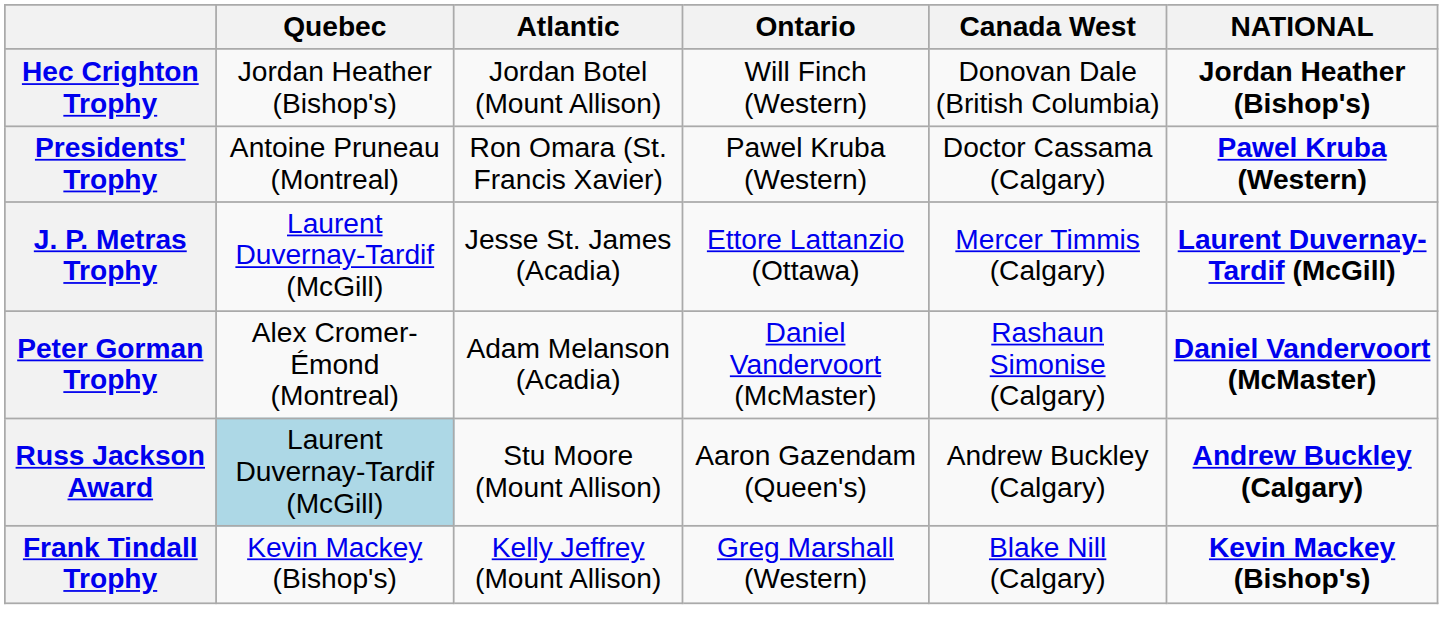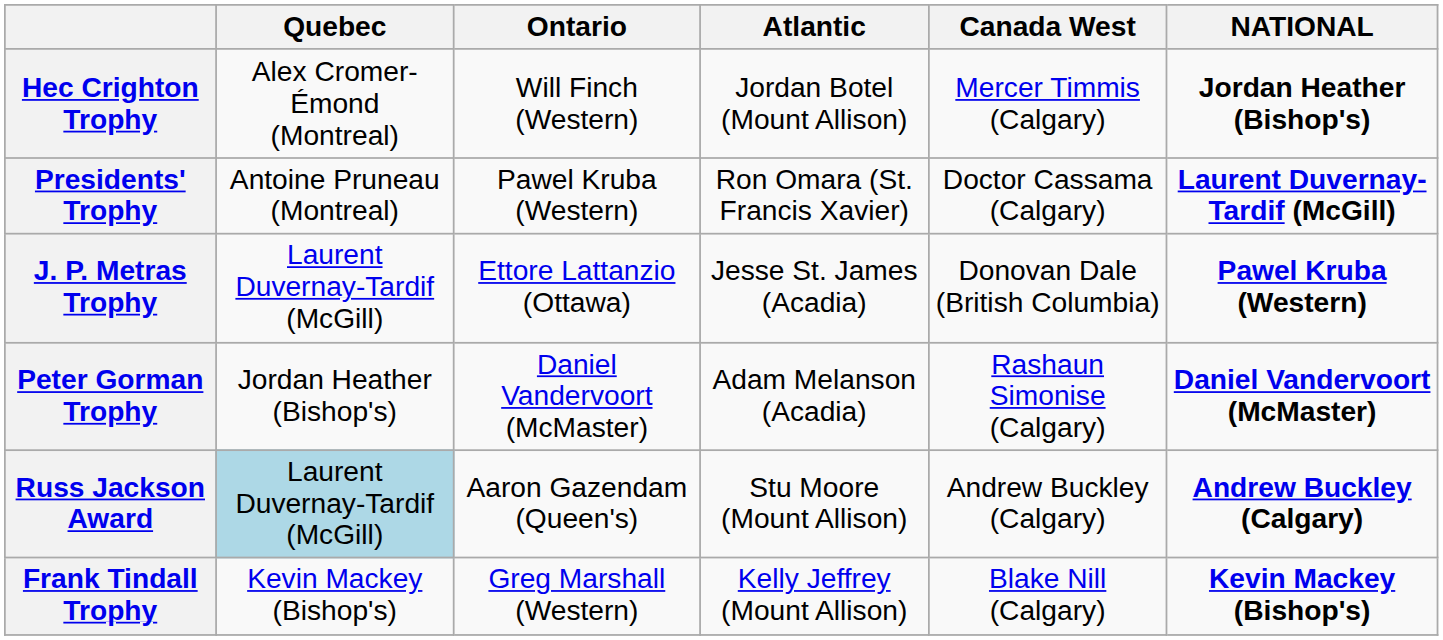columns swapped: (806, 26) <-> (568, 26)
(335, 87) Jordan Heather (Bishop's) -> (335, 103) Alex Cromer-Émond (Montreal)
(1048, 87) Donovan Dale (British Columbia) -> (1048, 103) Mercer Timmis (Calgary)
(1302, 163) Pawel Kruba (Western) -> (1302, 195) Laurent Duvernay-Tardif (McGill)
(1048, 255) Mercer Timmis (Calgary) -> (1048, 287) Donovan Dale (British Columbia)
(1302, 255) Laurent Duvernay-Tardif (McGill) -> (1302, 287) Pawel Kruba (Western)
(335, 363) Alex Cromer-Émond (Montreal) -> (335, 395) Jordan Heather (Bishop's)
